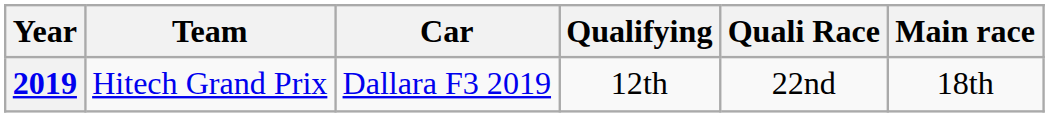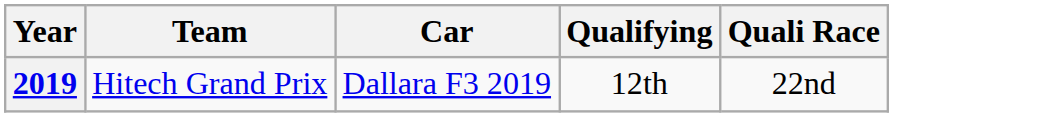- column: (965, 30)
